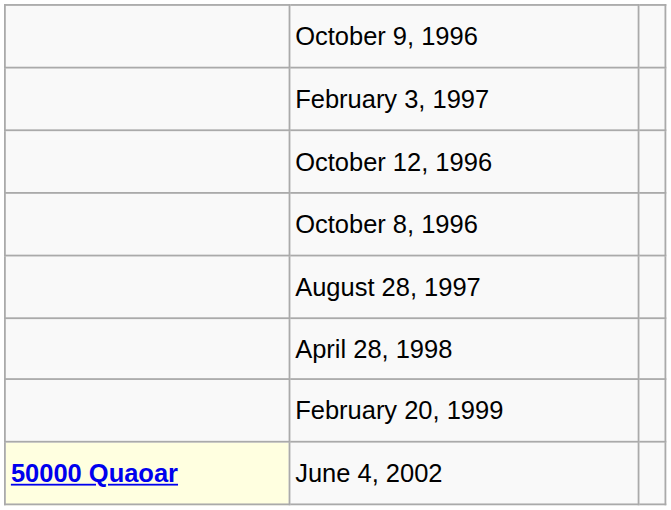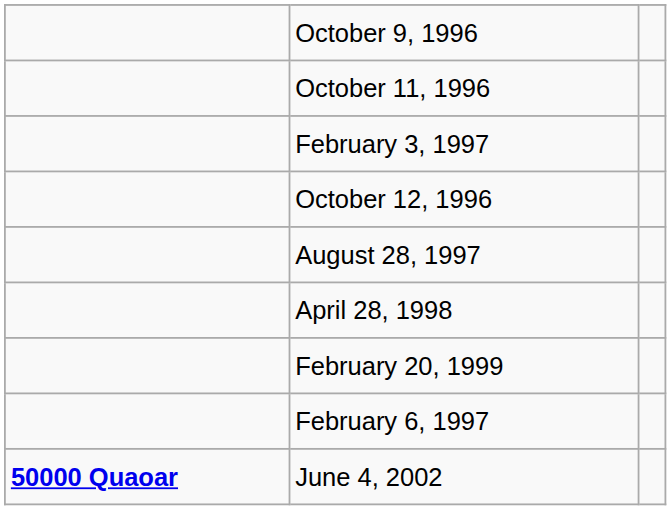+ row: (393, 89)
- row: (387, 224)
+ row: (392, 422)
(94, 474) lightyellow background -> (94, 477) no background
